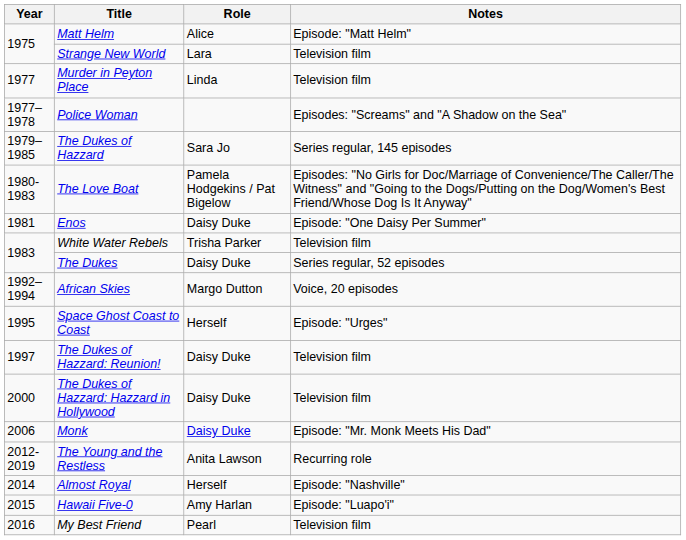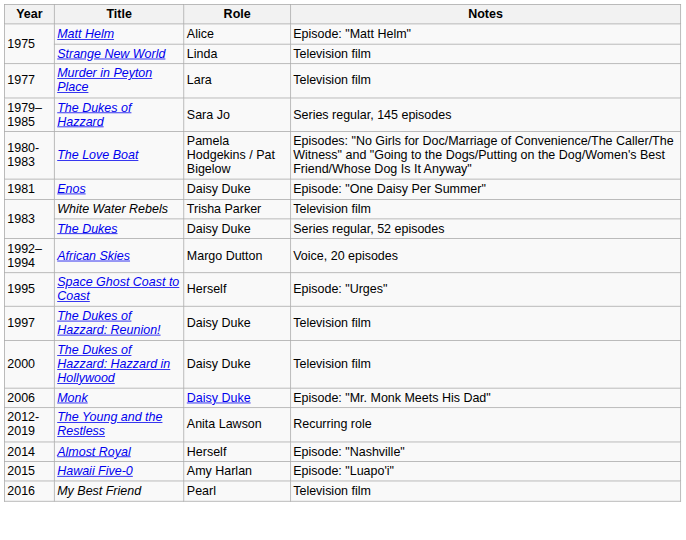(199, 53) Lara -> (202, 53) Linda
(202, 80) Linda -> (199, 80) Lara
- row: (97, 114)
